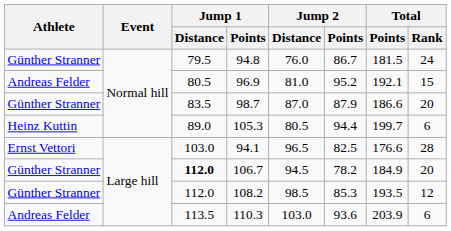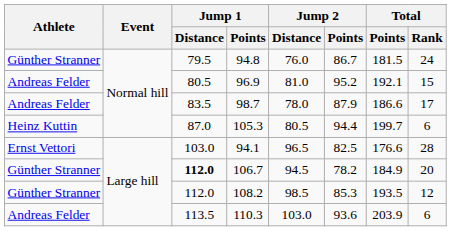(54, 104) Günther Stranner -> (49, 104) Andreas Felder
(297, 104) 87.0 -> (297, 104) 78.0
(427, 104) 20 -> (427, 104) 17
(199, 126) 89.0 -> (199, 126) 87.0
